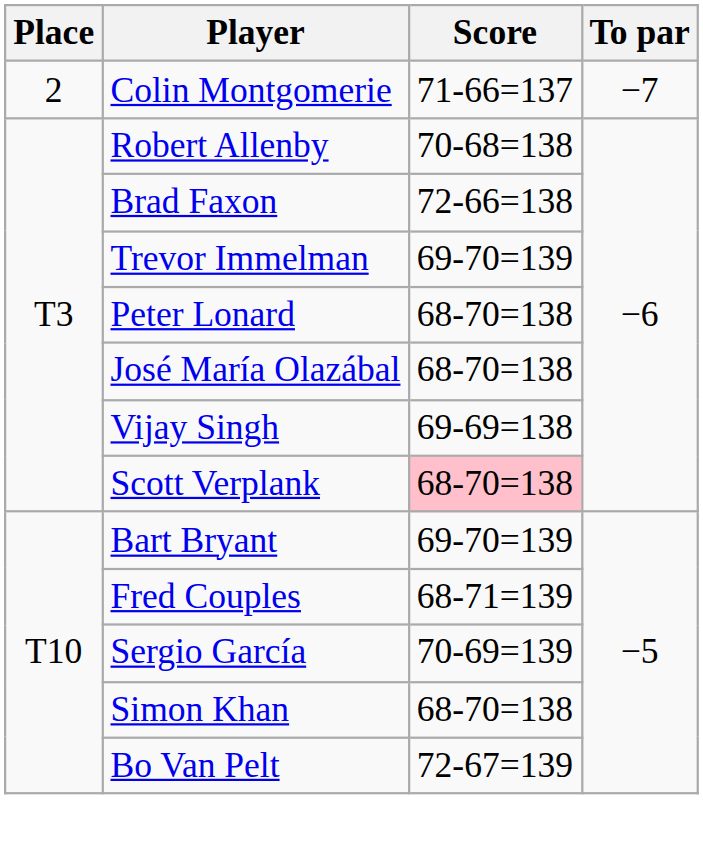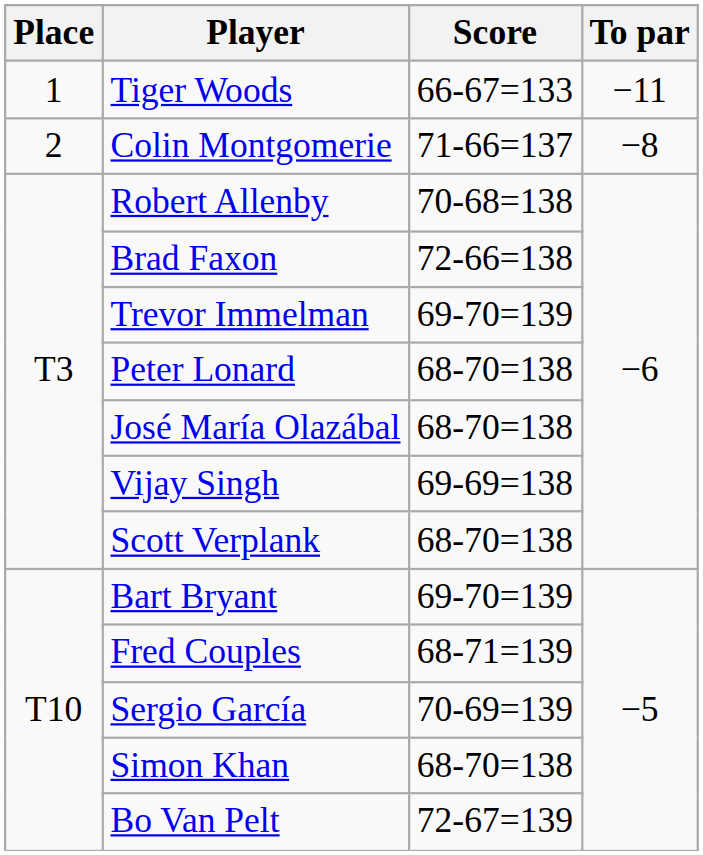+ row: (201, 88)
(640, 88) −7 -> (640, 145) −8
(495, 483) pink background -> (495, 539) no background
